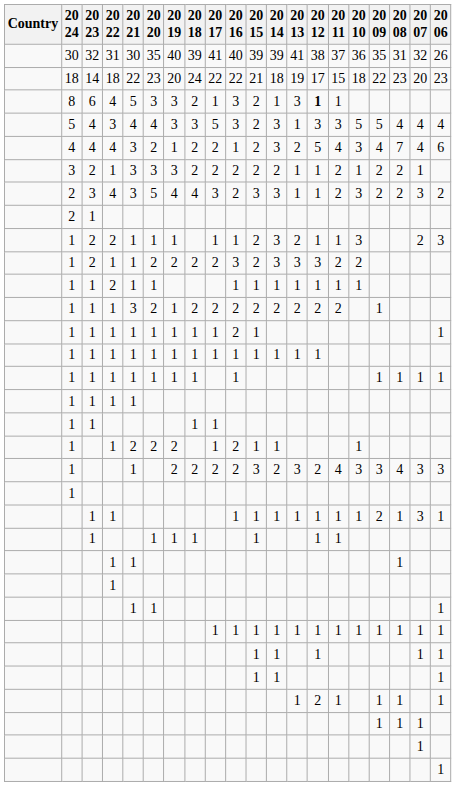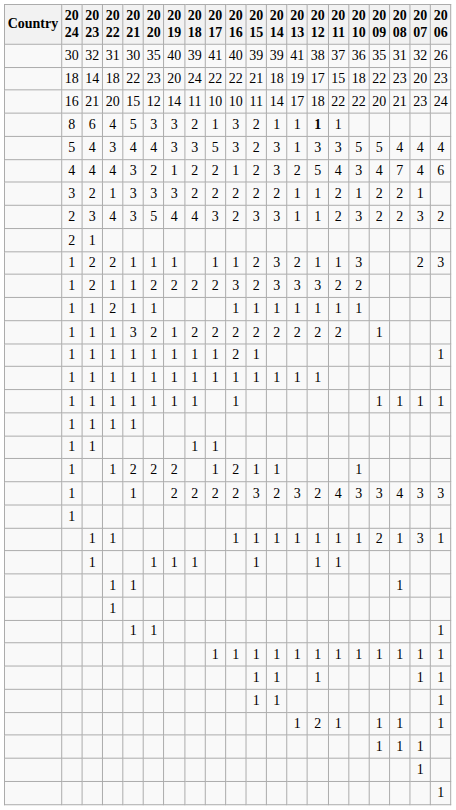+ row: (72, 102)
(297, 102) 3 -> (297, 125) 1
